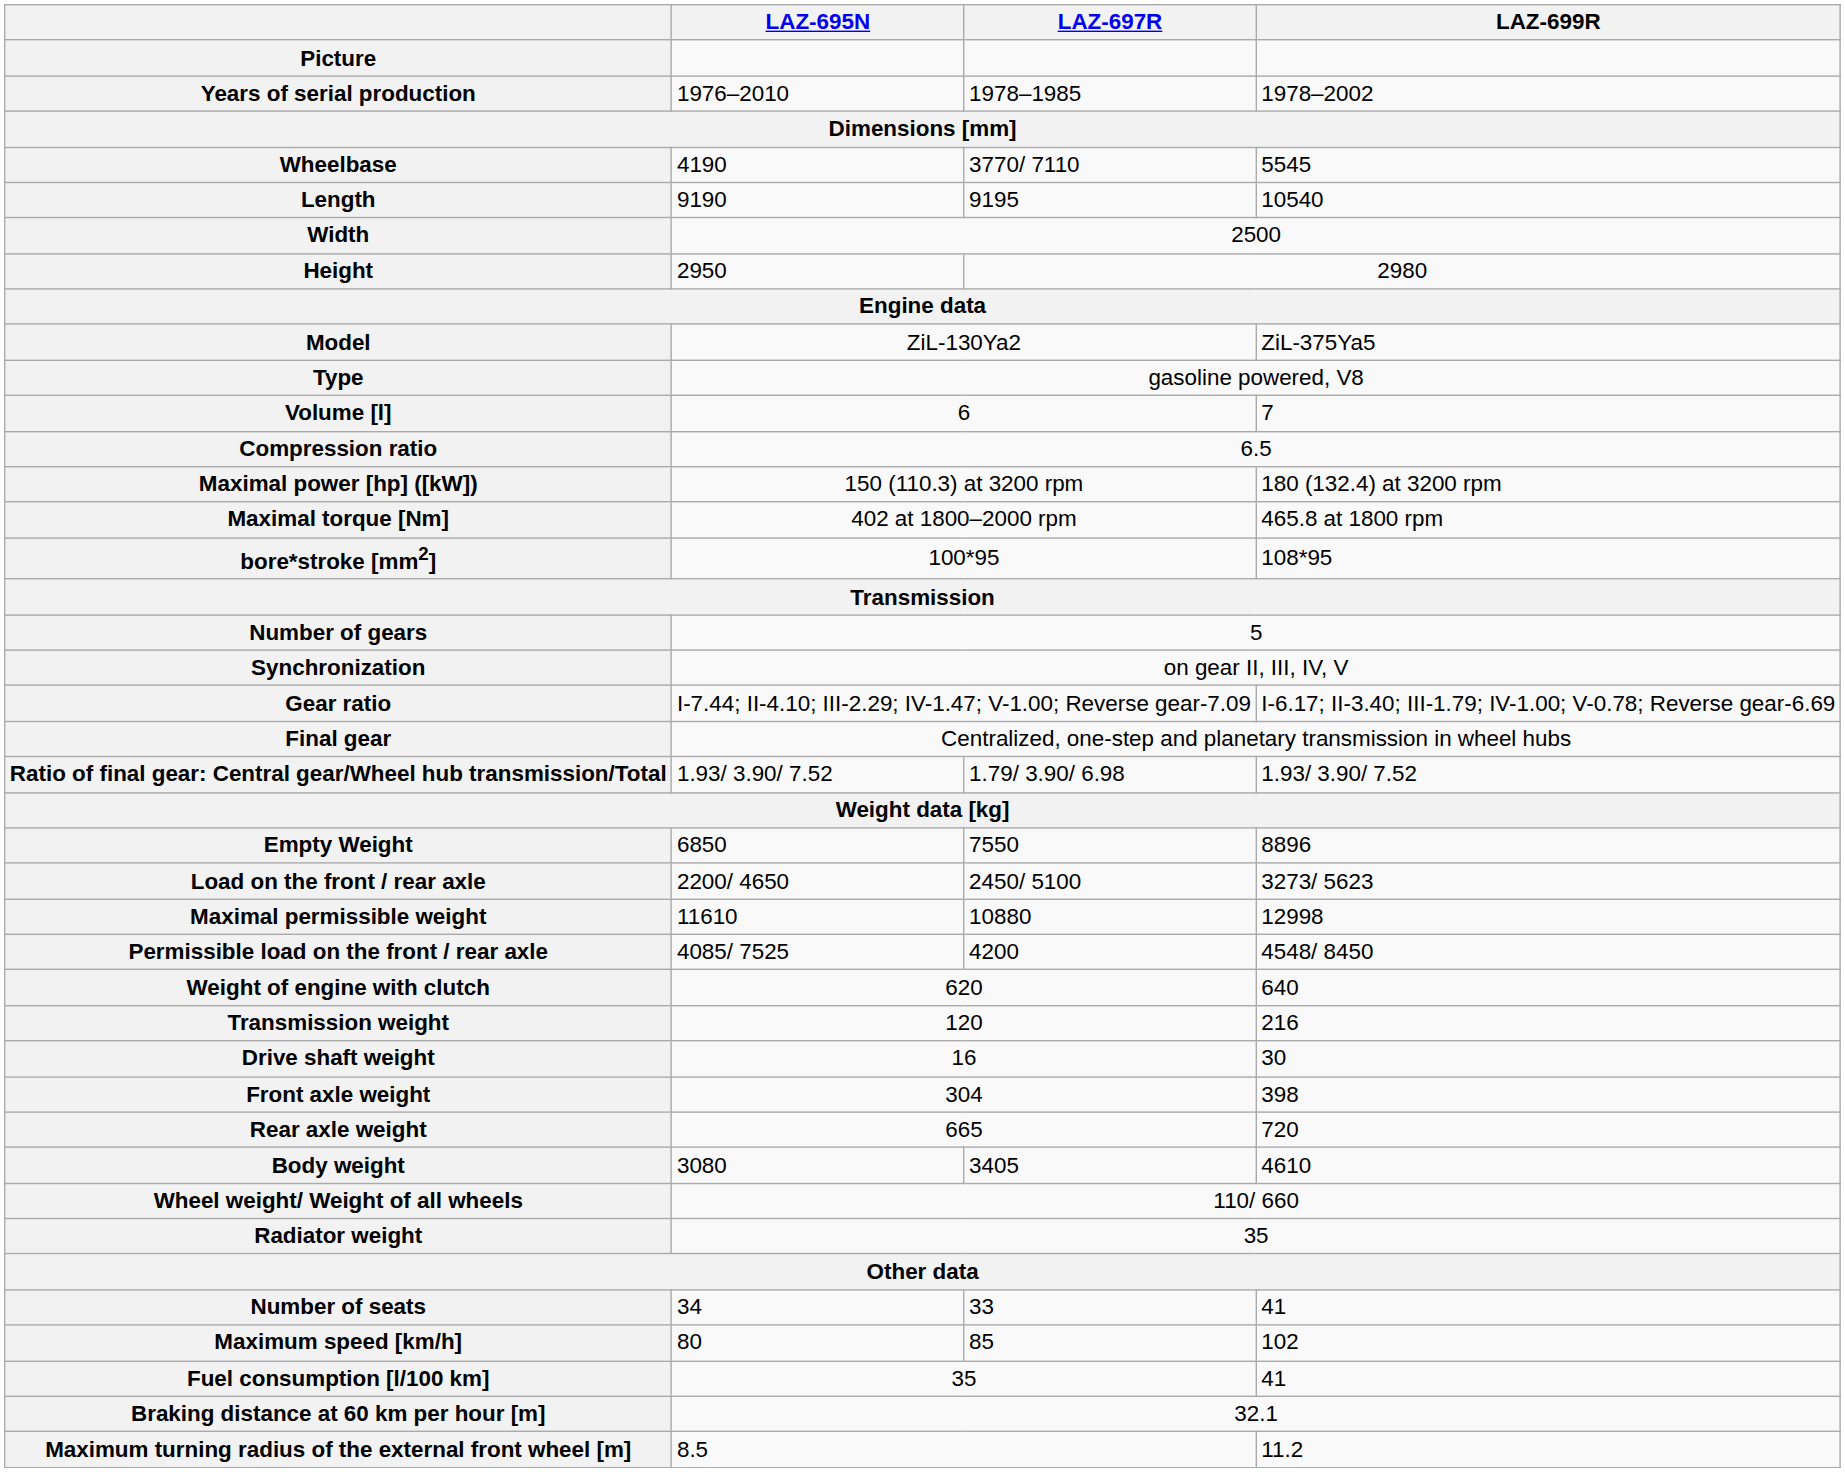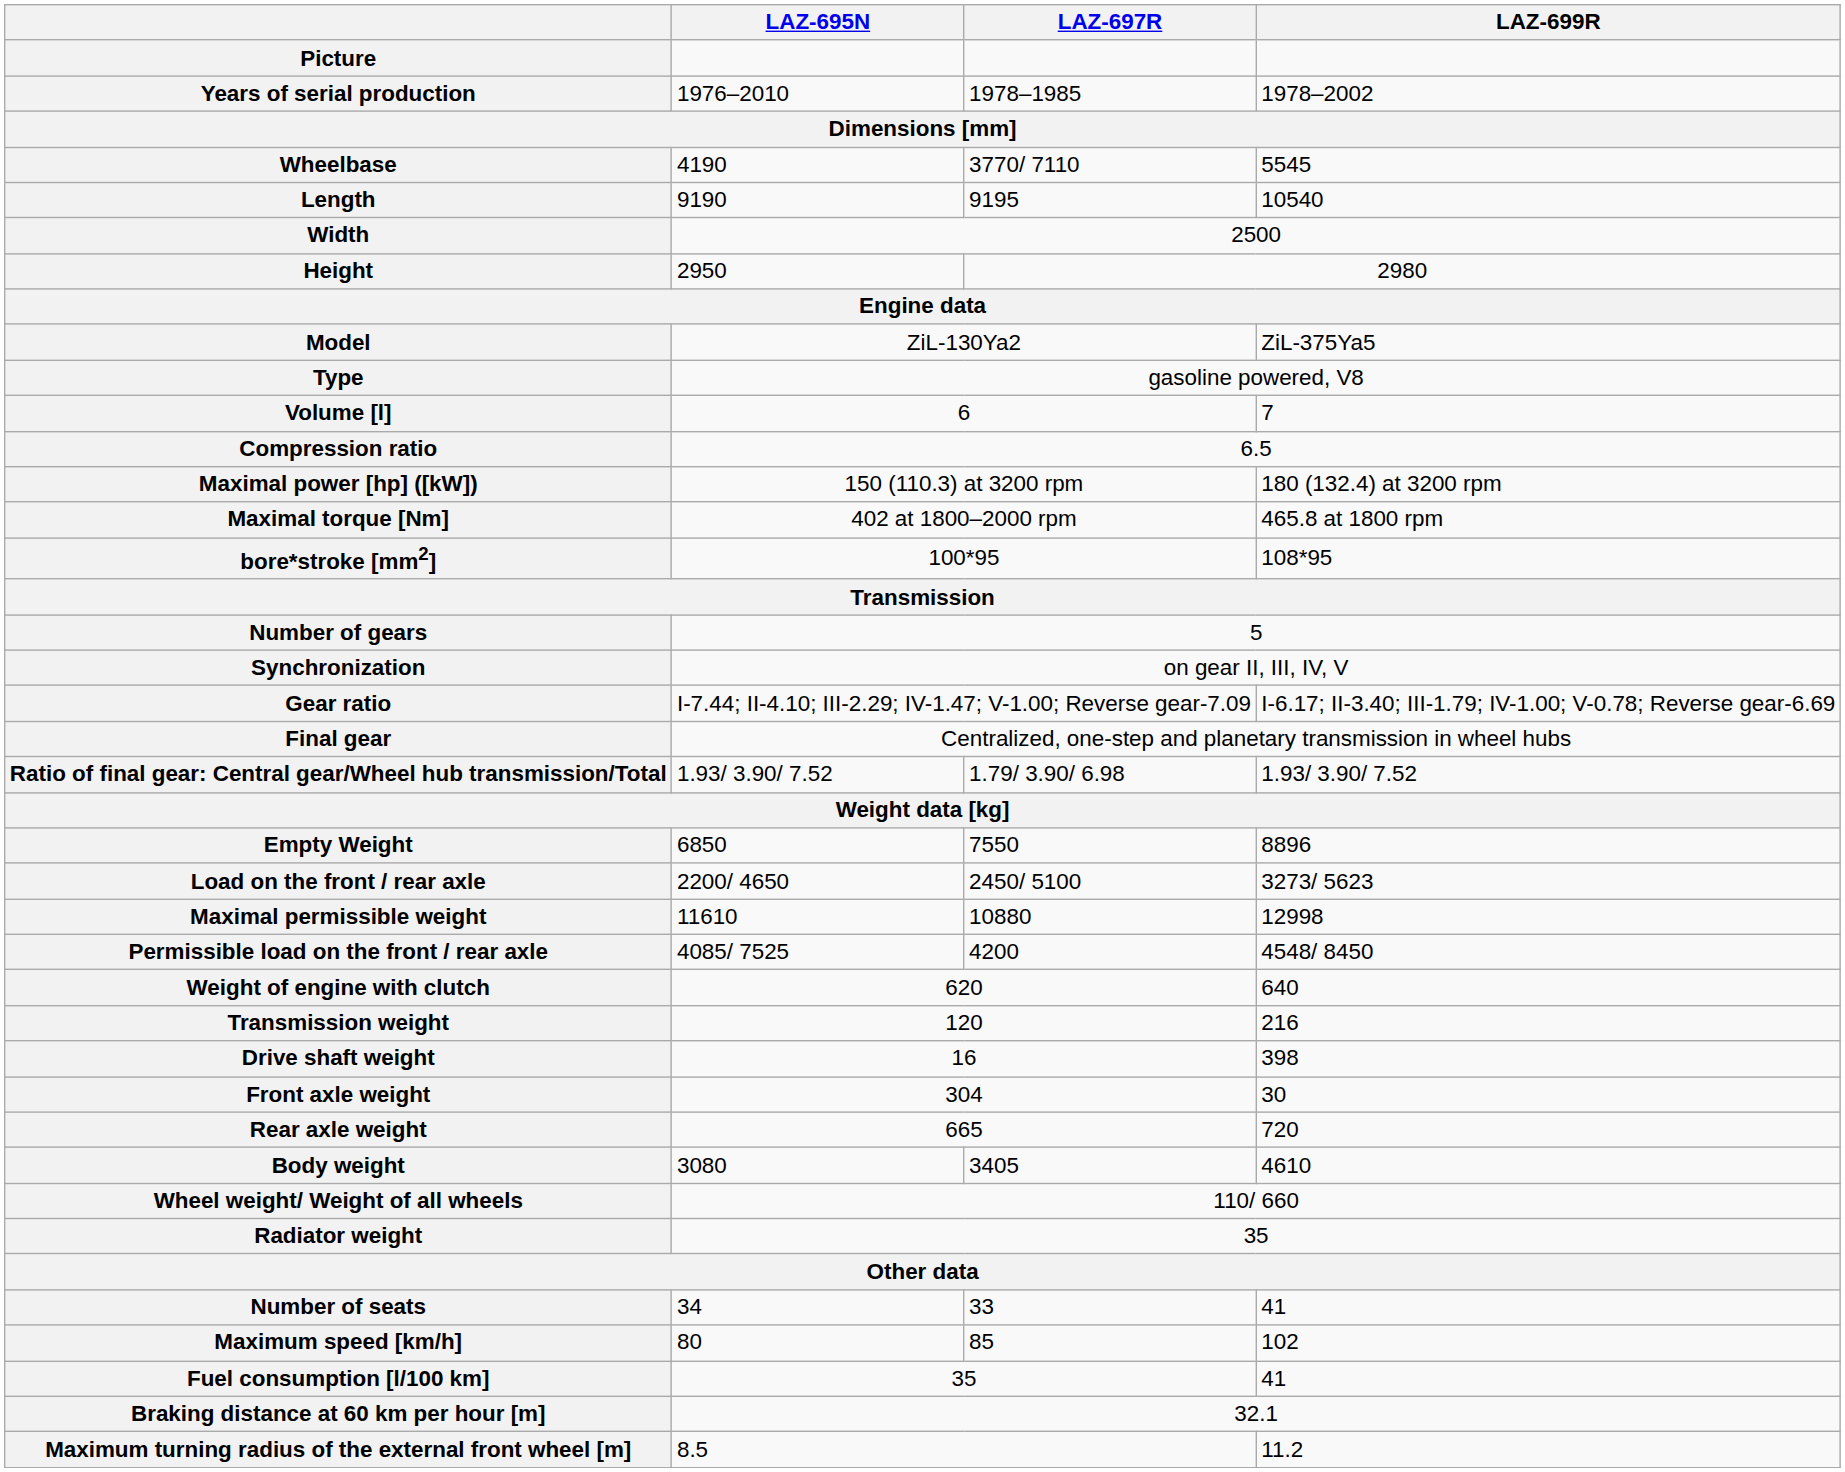(1274, 1058) 30 -> (1280, 1058) 398
(1280, 1094) 398 -> (1274, 1094) 30
